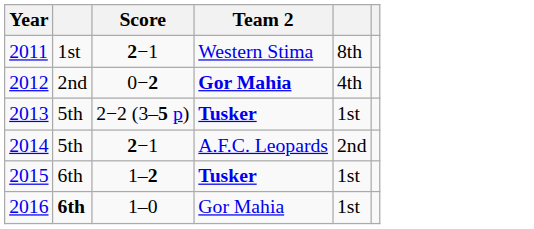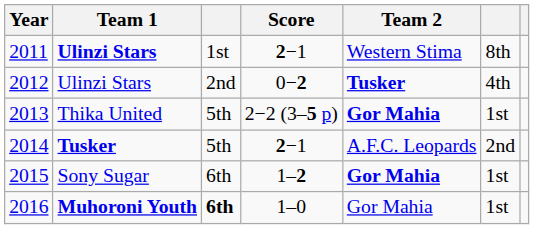+ column: (127, 20)
(245, 82) Gor Mahia -> (376, 82) Tusker
(228, 113) Tusker -> (393, 113) Gor Mahia
(228, 176) Tusker -> (393, 176) Gor Mahia
